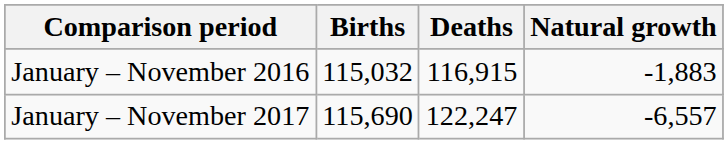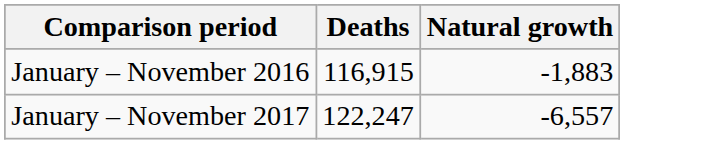- column: (368, 26)
